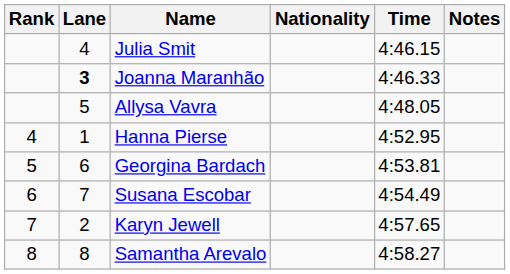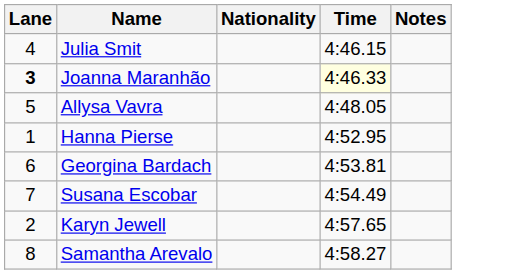- column: (32, 19)
(409, 78) no background -> (355, 78) lightyellow background
